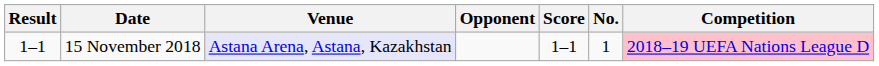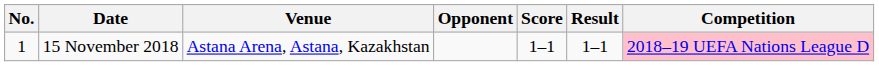columns swapped: (606, 18) <-> (33, 18)
(330, 46) lavender background -> (308, 46) no background
